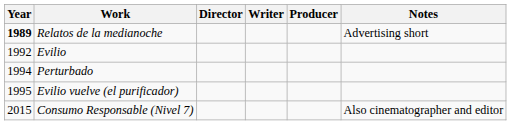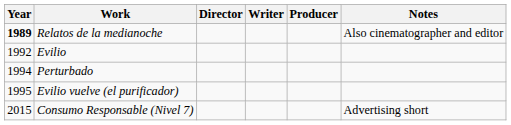(386, 33) Advertising short -> (423, 33) Also cinematographer and editor
(423, 110) Also cinematographer and editor -> (386, 110) Advertising short
